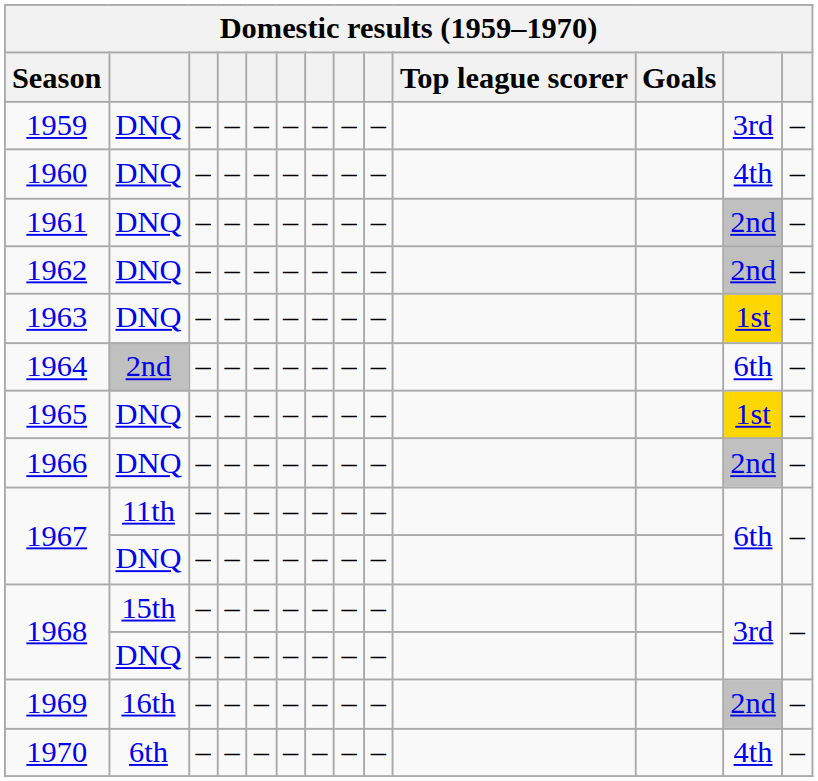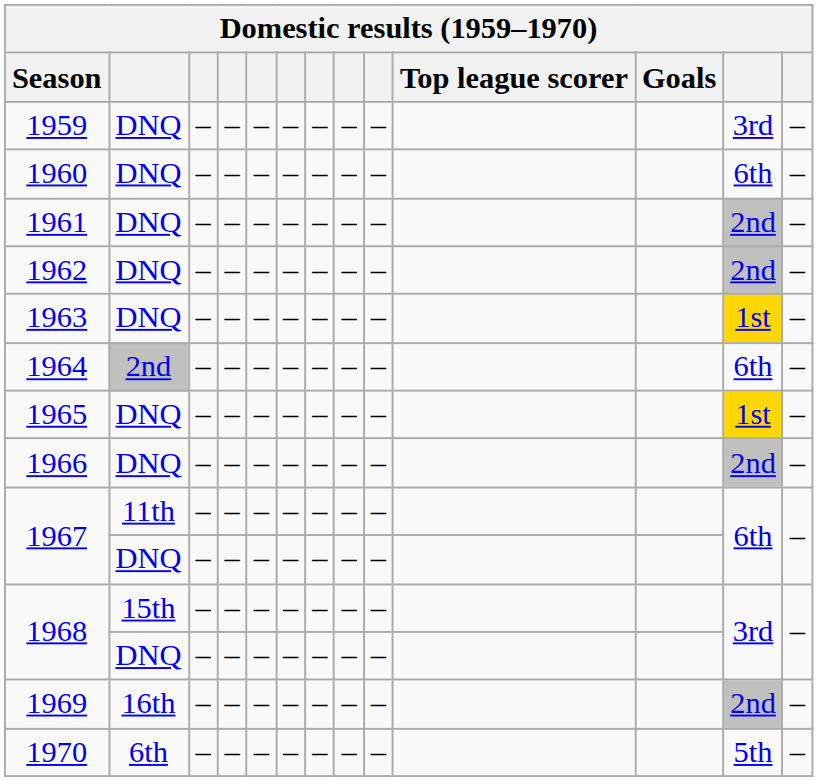(753, 173) 4th -> (753, 173) 6th
(753, 751) 4th -> (753, 751) 5th
